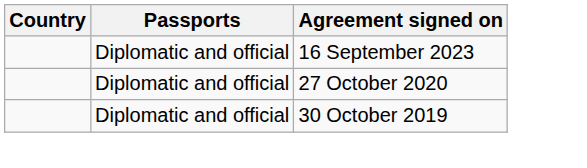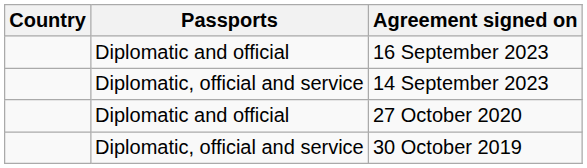+ row: (461, 83)
(192, 115) Diplomatic and official -> (229, 147) Diplomatic, official and service
